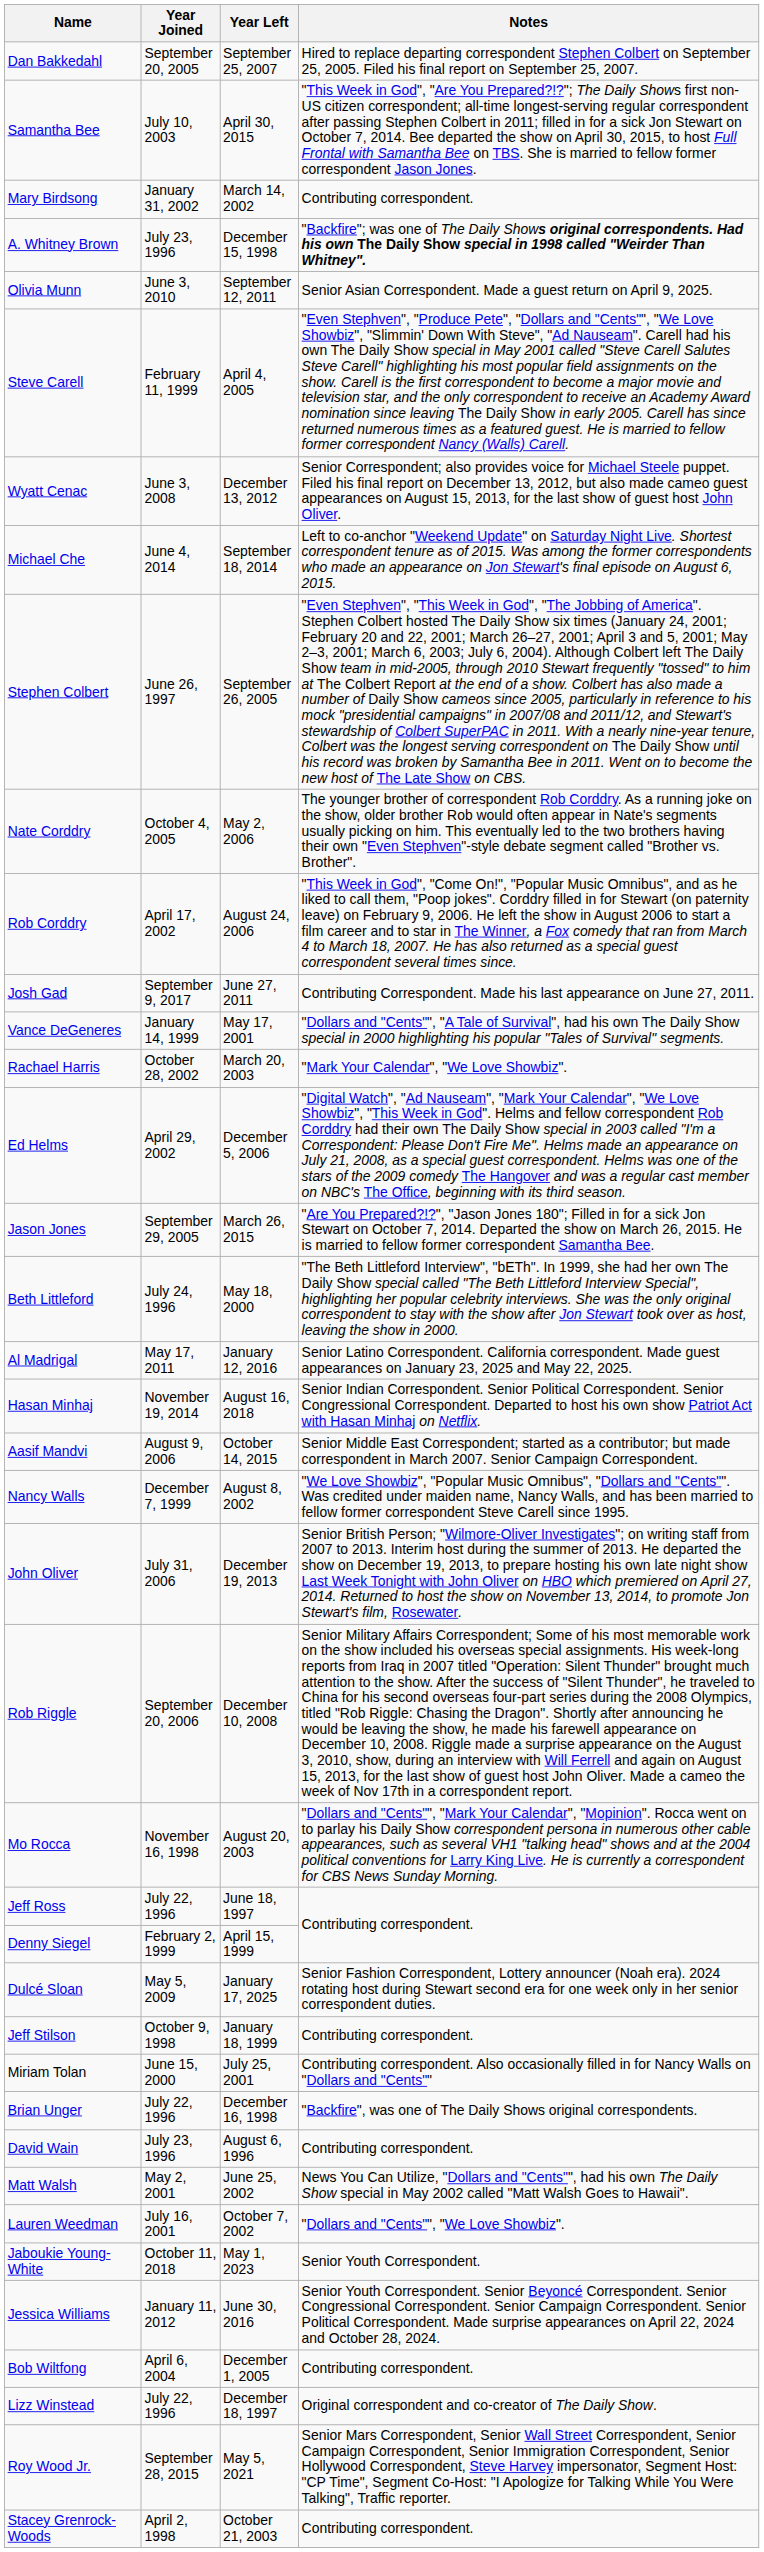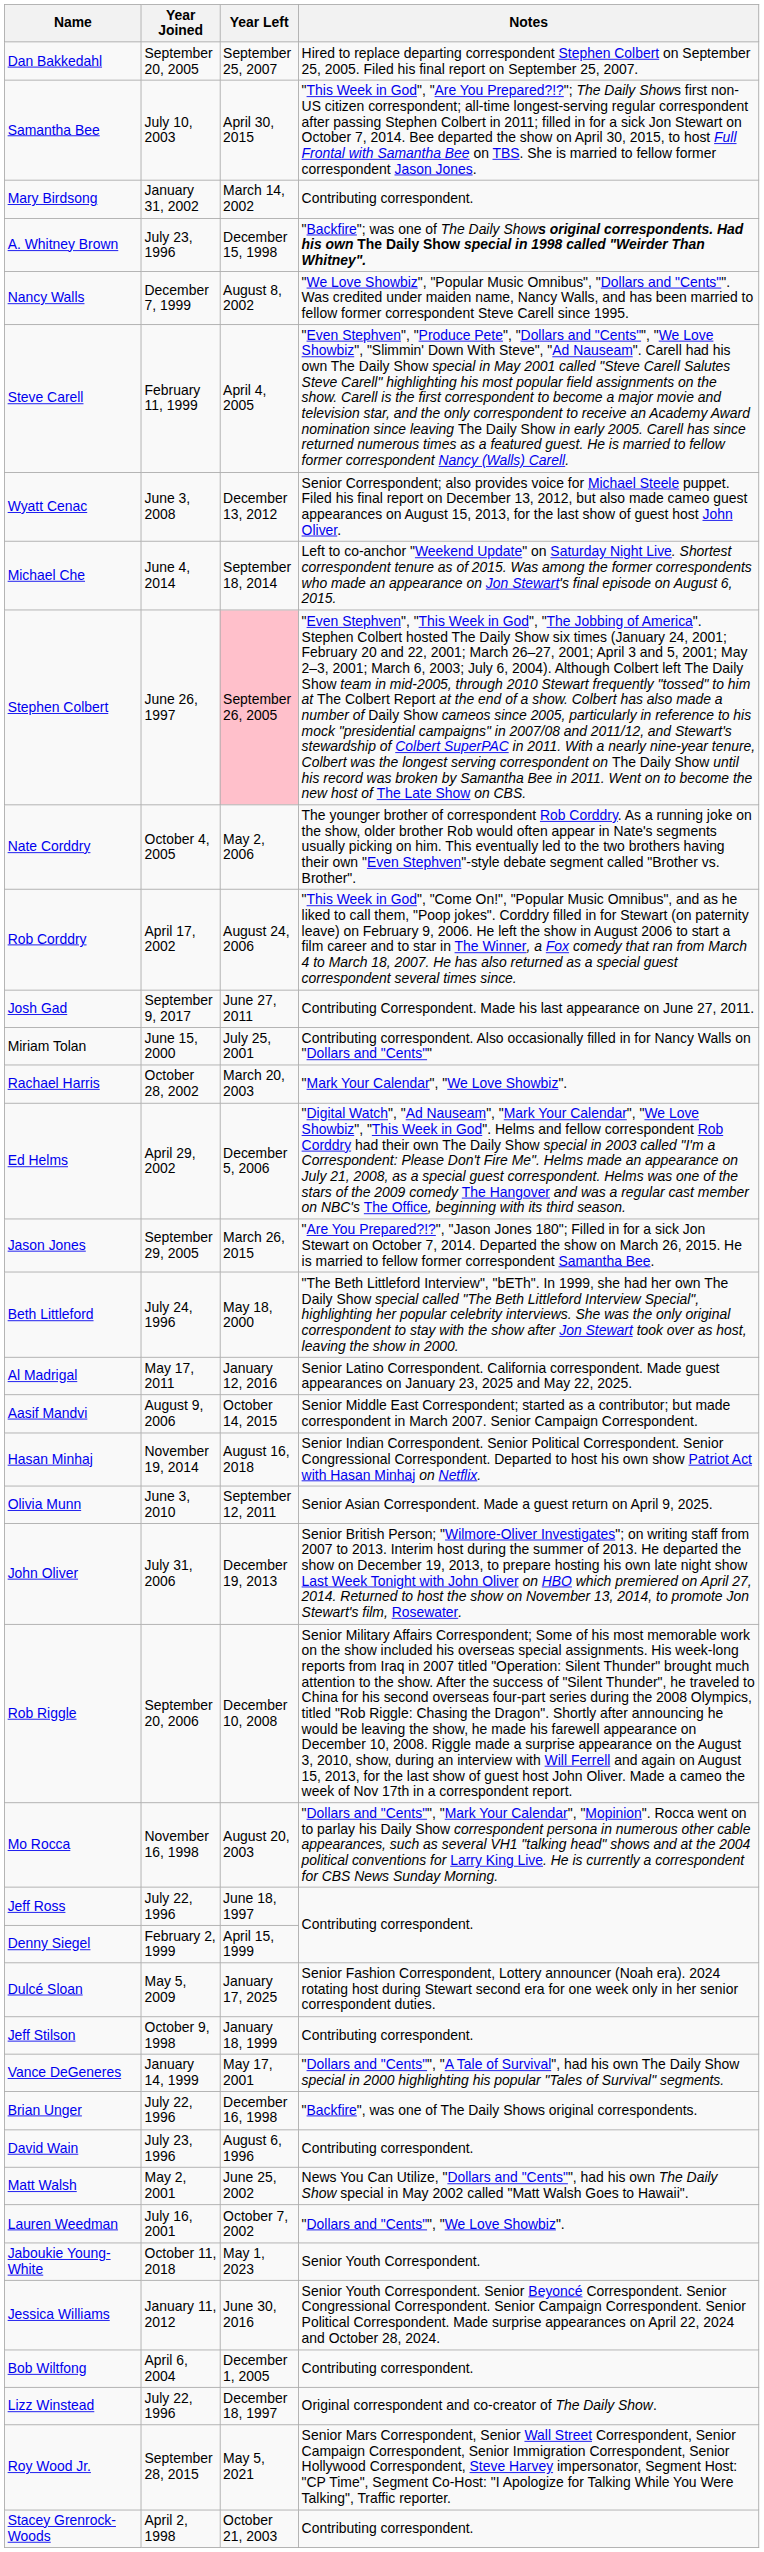rows swapped: (46, 1497) <-> (44, 290)
(257, 691) no background -> (257, 707) pink background
rows swapped: (64, 1030) <-> (47, 2072)
rows swapped: (47, 1451) <-> (50, 1405)
